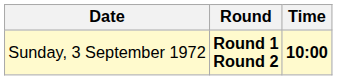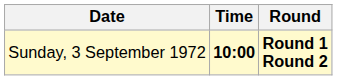columns swapped: (307, 17) <-> (246, 17)
